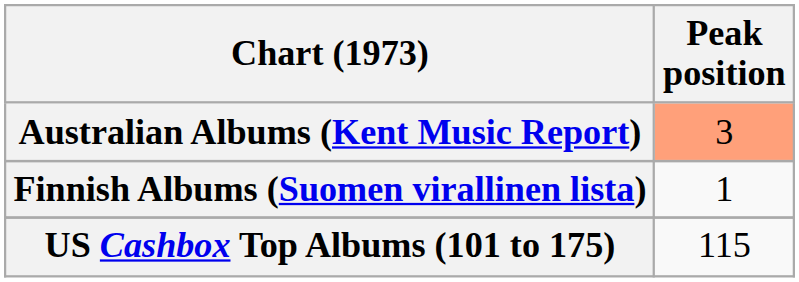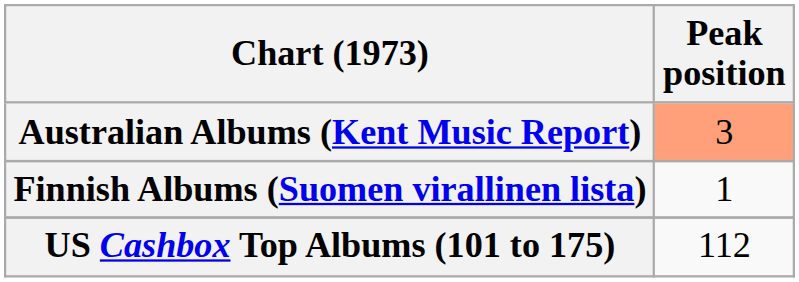(724, 245) 115 -> (724, 245) 112
